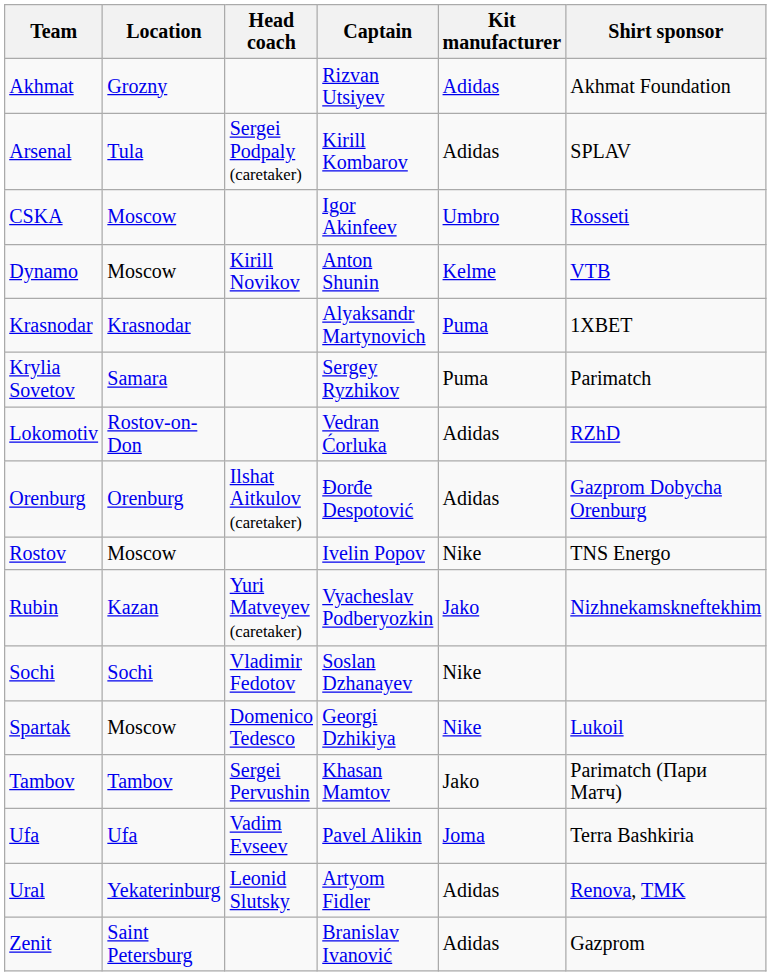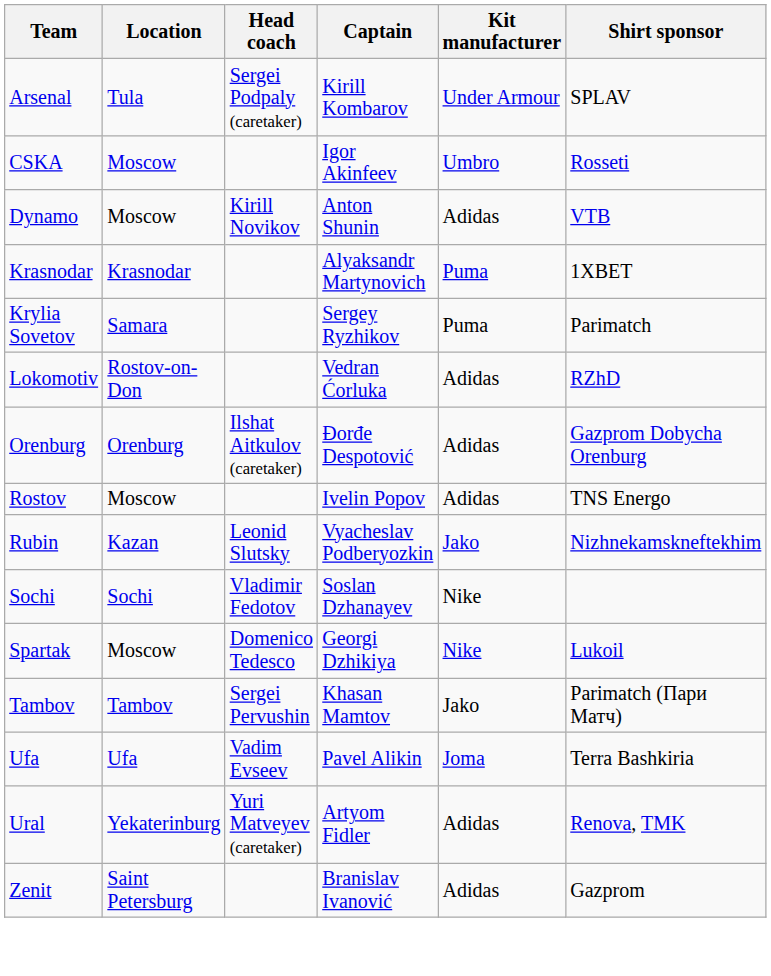- row: (41, 85)
(471, 151) Adidas -> (501, 97) Under Armour
(469, 270) Kelme -> (471, 216) Adidas
(462, 553) Nike -> (471, 499) Adidas
(270, 607) Yuri Matveyev (caretaker) -> (260, 542) Leonid Slutsky
(260, 889) Leonid Slutsky -> (270, 824) Yuri Matveyev (caretaker)
